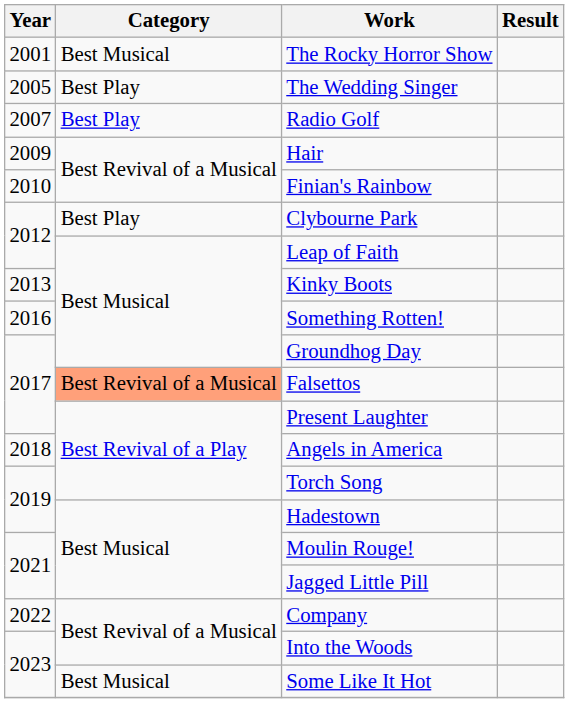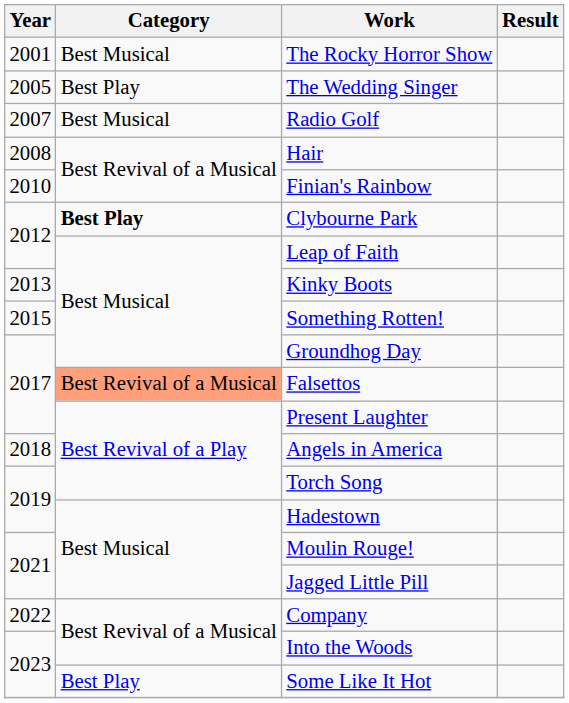(100, 119) Best Play -> (115, 119) Best Musical
(30, 152) 2009 -> (30, 152) 2008
(100, 218) normal -> (102, 218) bold
(30, 317) 2016 -> (30, 317) 2015
(115, 680) Best Musical -> (100, 680) Best Play
